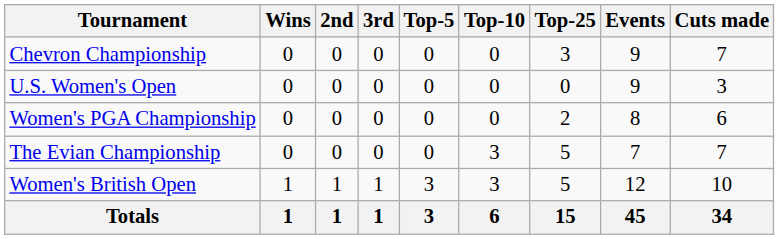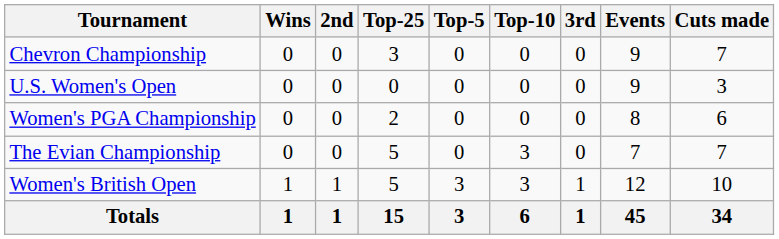columns swapped: (379, 20) <-> (565, 20)
